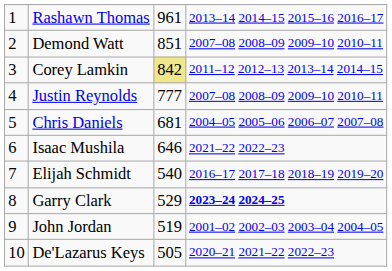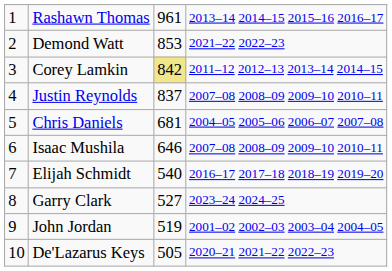(170, 43) 851 -> (170, 43) 853
(286, 43) 2007–08 2008–09 2009–10 2010–11 -> (237, 43) 2021–22 2022–23
(170, 95) 777 -> (170, 95) 837
(237, 148) 2021–22 2022–23 -> (286, 148) 2007–08 2008–09 2009–10 2010–11
(170, 200) 529 -> (170, 200) 527
(237, 200) bold -> (237, 200) normal
